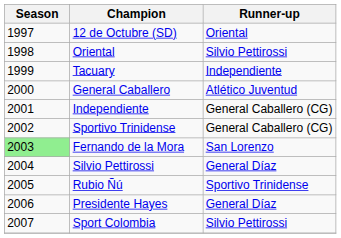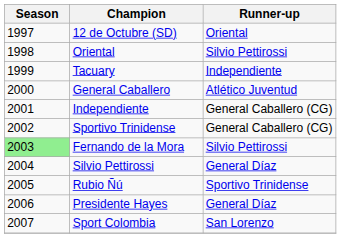(240, 147) San Lorenzo -> (246, 147) Silvio Pettirossi
(246, 223) Silvio Pettirossi -> (240, 223) San Lorenzo
